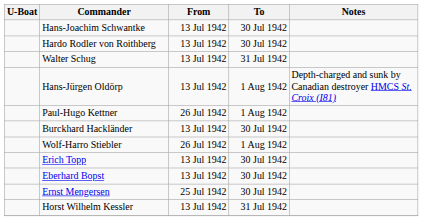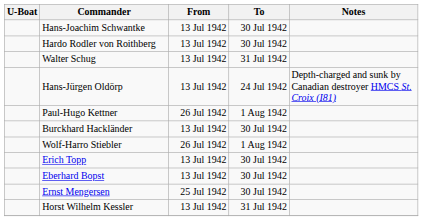(264, 86) 1 Aug 1942 -> (264, 86) 24 Jul 1942
